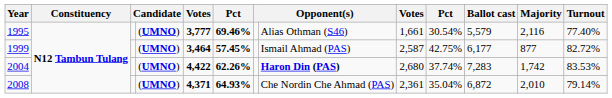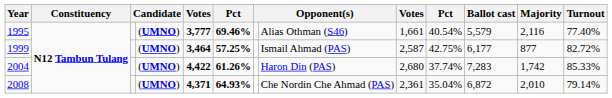(445, 31) 30.54% -> (445, 31) 40.54%
(233, 48) 57.45% -> (233, 48) 57.25%
(233, 66) 62.26% -> (233, 66) 61.26%
(300, 66) bold -> (298, 66) normal
(583, 66) 83.53% -> (583, 66) 85.33%
